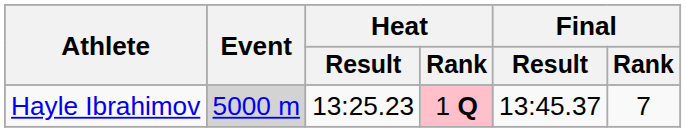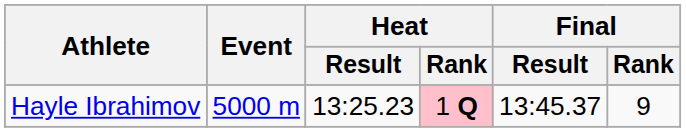(256, 106) lightgrey background -> (256, 106) no background
(643, 106) 7 -> (643, 106) 9
